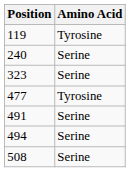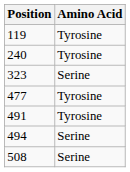(74, 55) Serine -> (80, 55) Tyrosine
(74, 116) Serine -> (80, 116) Tyrosine
